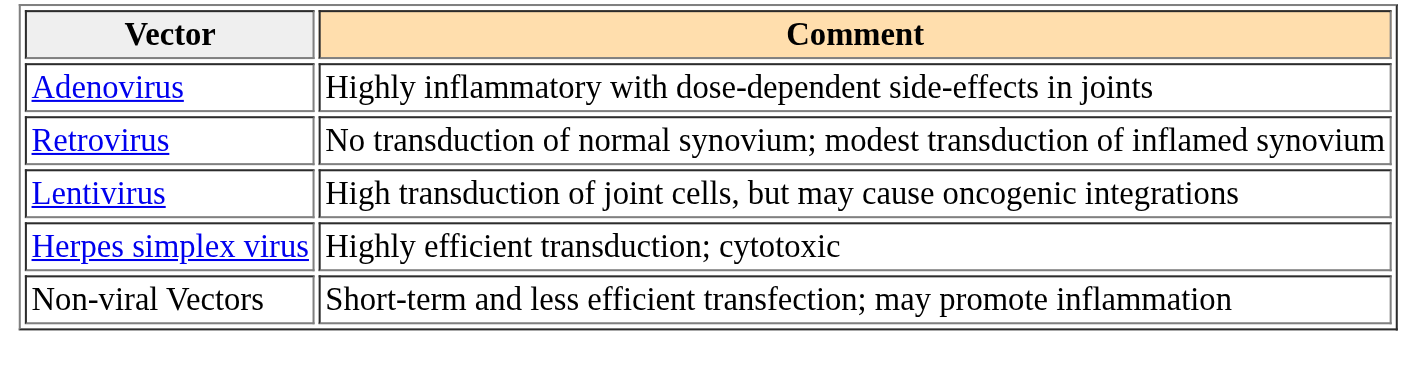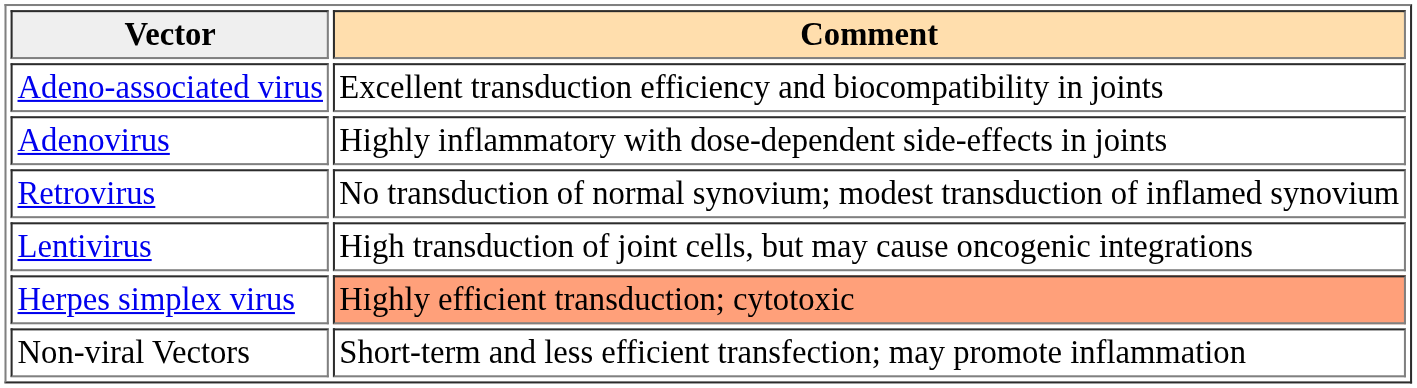+ row: (170, 87)
(583, 246) no background -> (597, 299) lightsalmon background
